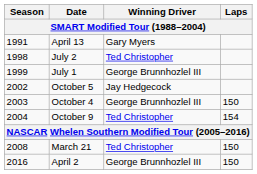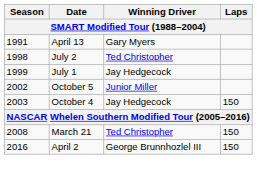(153, 71) George Brunnhozlel III -> (138, 71) Jay Hedgecock
(138, 86) Jay Hedgecock -> (132, 86) Junior Miller
(153, 101) George Brunnhozlel III -> (138, 101) Jay Hedgecock
- row: (72, 116)
